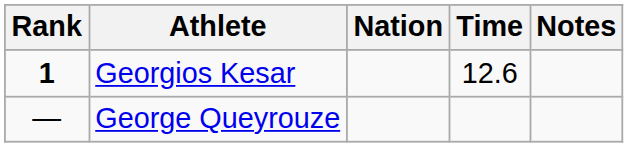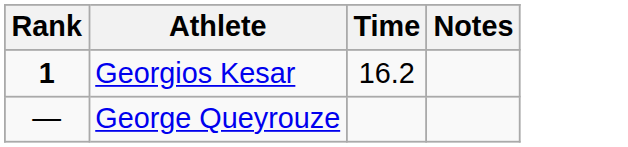- column: (398, 27)
(490, 73) 12.6 -> (387, 73) 16.2
